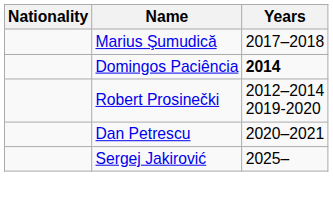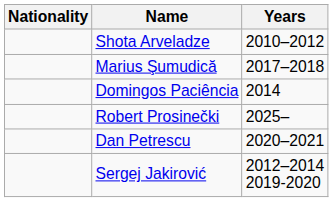+ row: (153, 41)
(263, 66) bold -> (263, 91) normal
(285, 100) 2012–2014 2019-2020 -> (267, 116) 2025–
(267, 158) 2025– -> (285, 174) 2012–2014 2019-2020
